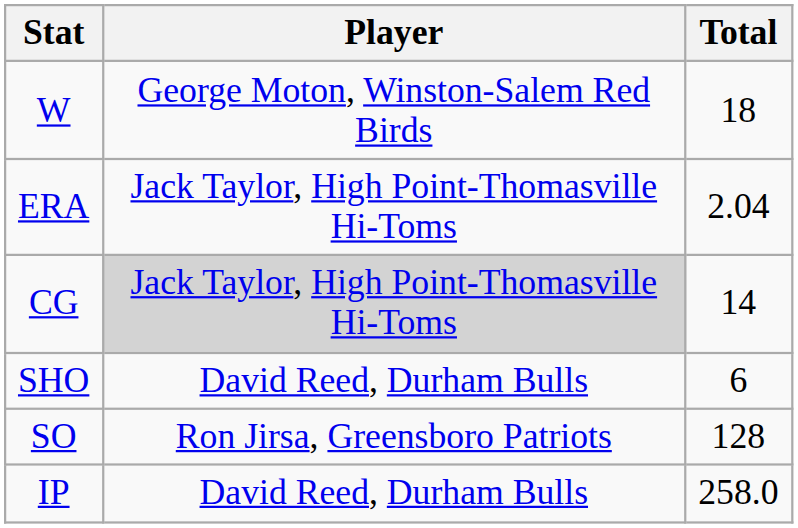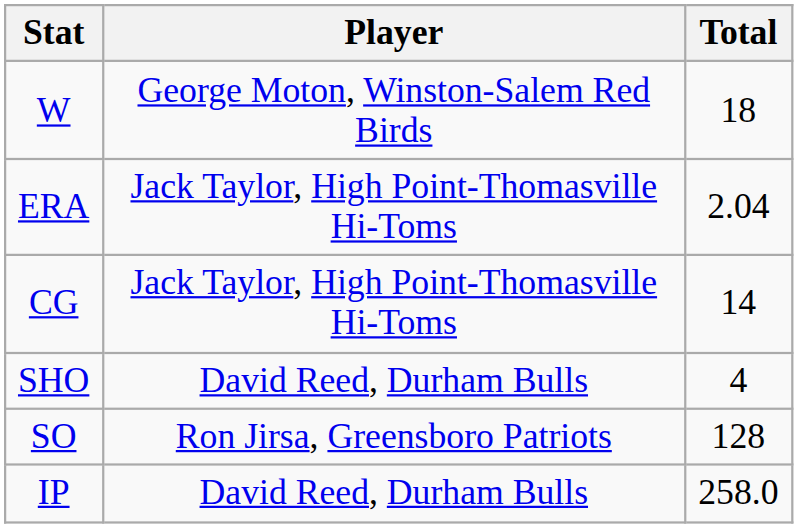(394, 302) lightgrey background -> (394, 302) no background
(738, 379) 6 -> (738, 379) 4
